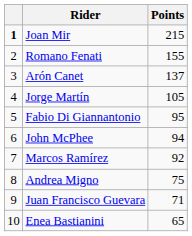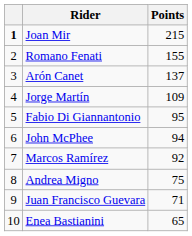(175, 97) 105 -> (175, 97) 109
